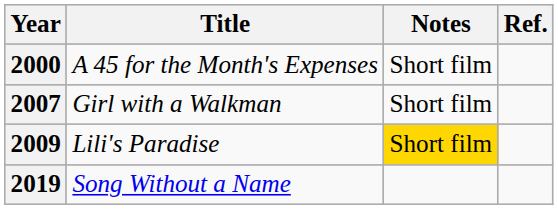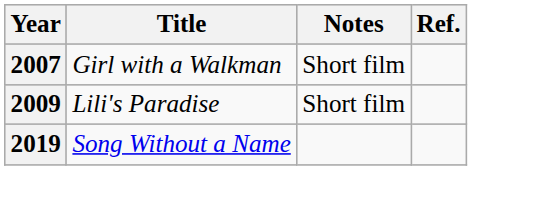- row: (36, 64)
(441, 143) gold background -> (354, 104) no background
